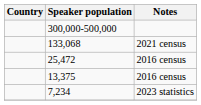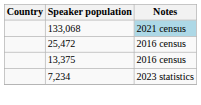- row: (82, 28)
(161, 44) no background -> (161, 28) lightblue background
